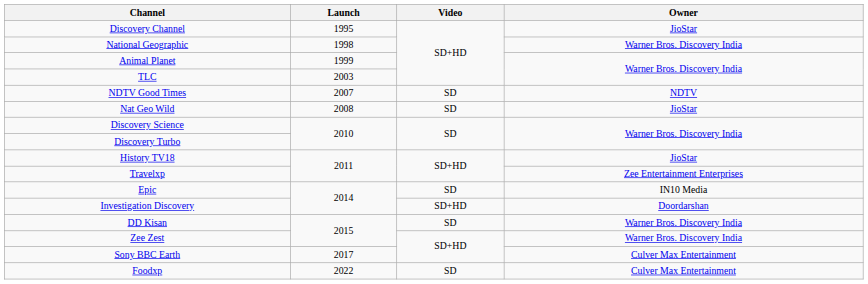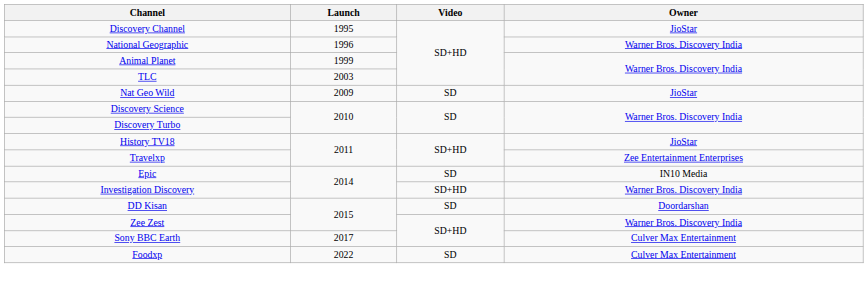(344, 45) 1998 -> (344, 45) 1996
- row: (147, 93)
(344, 109) 2008 -> (344, 93) 2009
(683, 206) Doordarshan -> (683, 190) Warner Bros. Discovery India
(683, 222) Warner Bros. Discovery India -> (683, 206) Doordarshan
